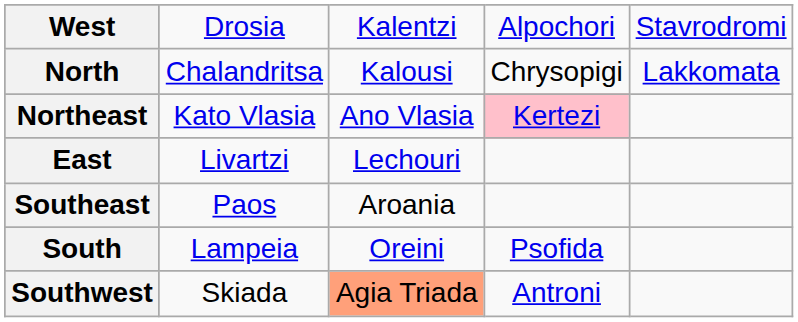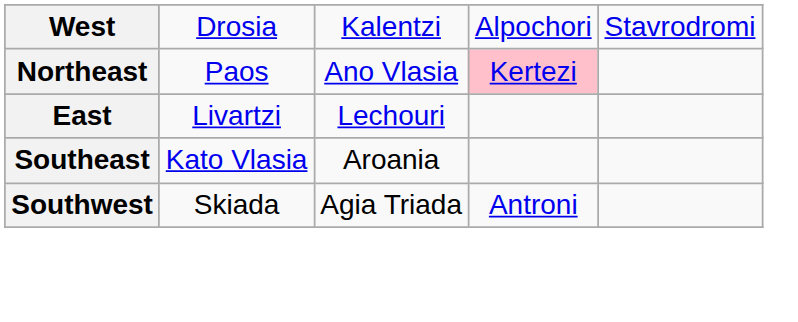- row: (82, 71)
(244, 115) Kato Vlasia -> (237, 71) Paos
(244, 204) Paos -> (237, 159) Kato Vlasia
- row: (82, 248)
(407, 293) lightsalmon background -> (391, 204) no background
